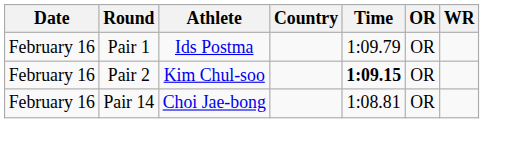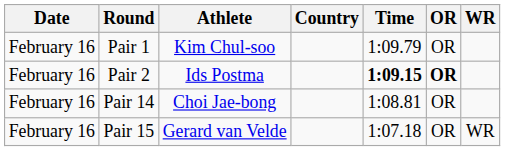(214, 46) Ids Postma -> (225, 46) Kim Chul-soo
(214, 74) Kim Chul-soo -> (225, 74) Ids Postma
(423, 74) normal -> (443, 74) bold
+ row: (129, 131)
